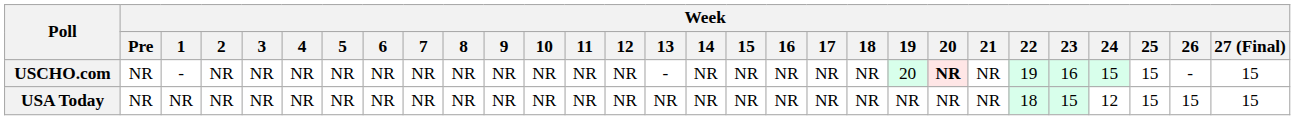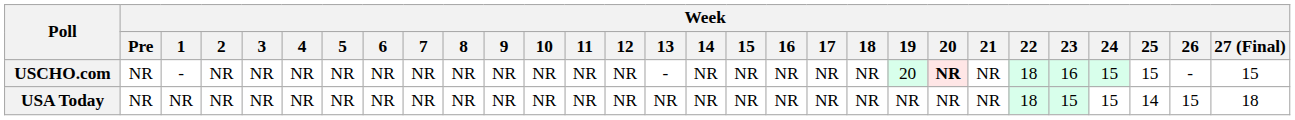(1029, 73) 19 -> (1029, 73) 18
(1109, 100) 12 -> (1109, 100) 15
(1150, 100) 15 -> (1150, 100) 14
(1250, 100) 15 -> (1250, 100) 18
